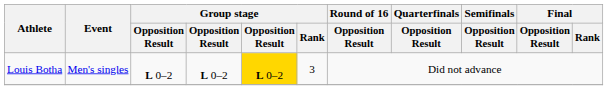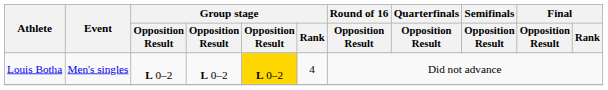(312, 69) 3 -> (312, 69) 4
